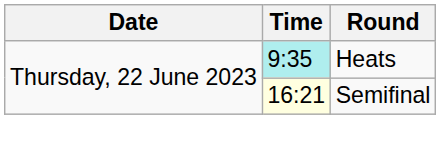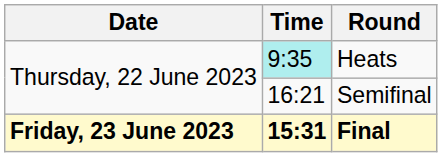(296, 95) lightyellow background -> (296, 95) no background
+ row: (364, 132)
